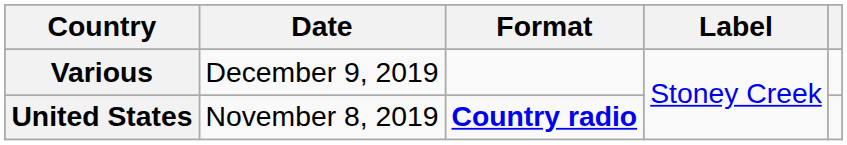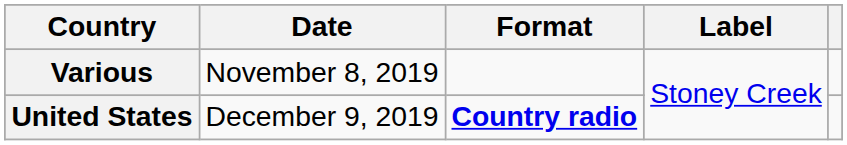(322, 71) December 9, 2019 -> (322, 71) November 8, 2019
(322, 116) November 8, 2019 -> (322, 116) December 9, 2019
